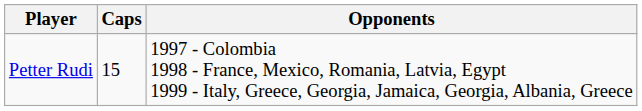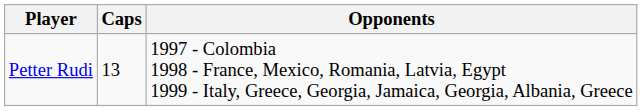(111, 69) 15 -> (111, 69) 13
